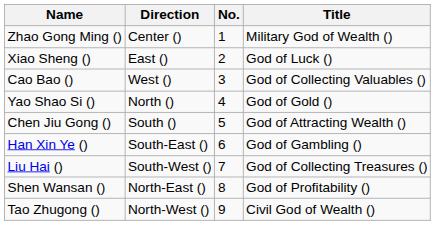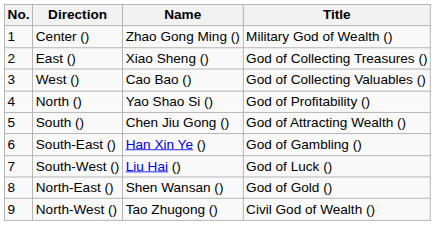columns swapped: (229, 15) <-> (65, 15)
(289, 58) God of Luck () -> (337, 58) God of Collecting Treasures ()
(289, 101) God of Gold () -> (308, 101) God of Profitability ()
(337, 166) God of Collecting Treasures () -> (289, 166) God of Luck ()
(308, 187) God of Profitability () -> (289, 187) God of Gold ()
